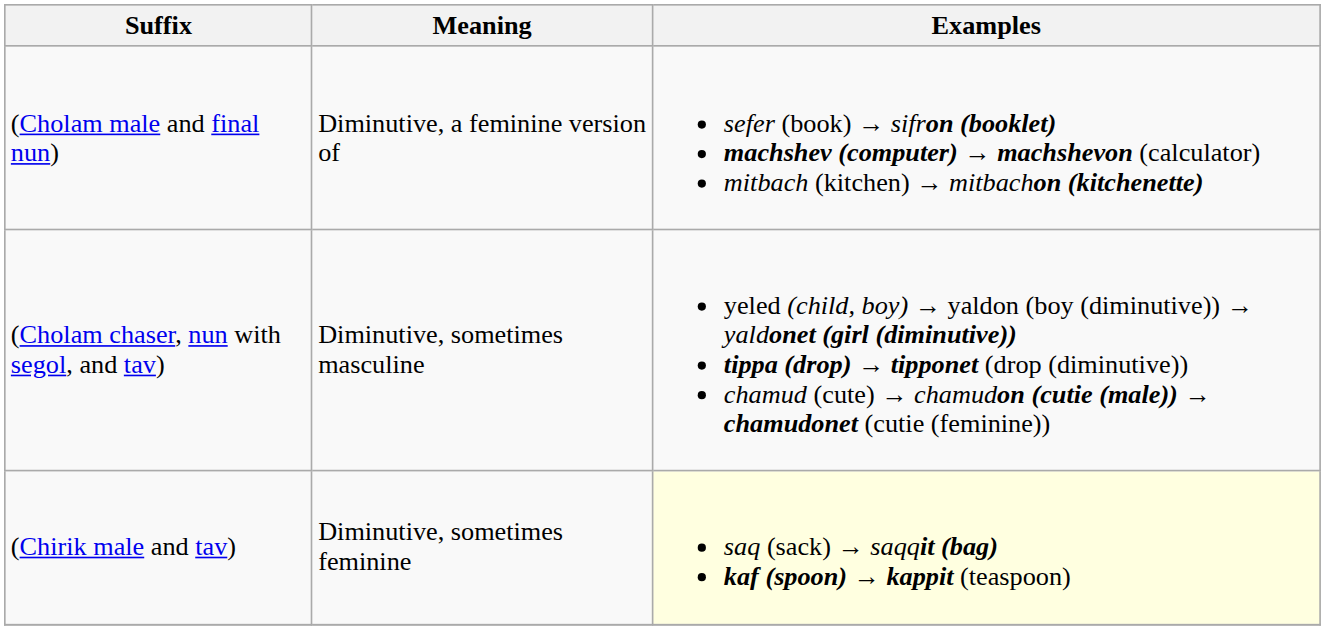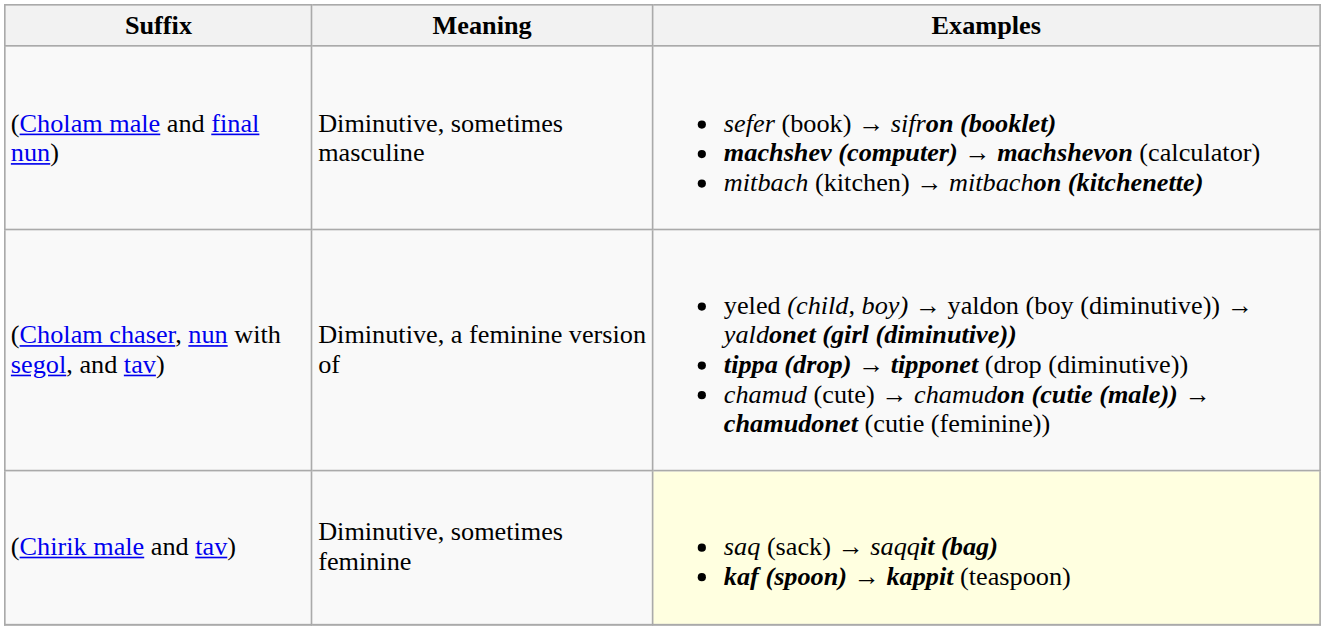(482, 137) Diminutive, a feminine version of -> (441, 137) Diminutive, sometimes masculine
(441, 349) Diminutive, sometimes masculine -> (482, 349) Diminutive, a feminine version of
